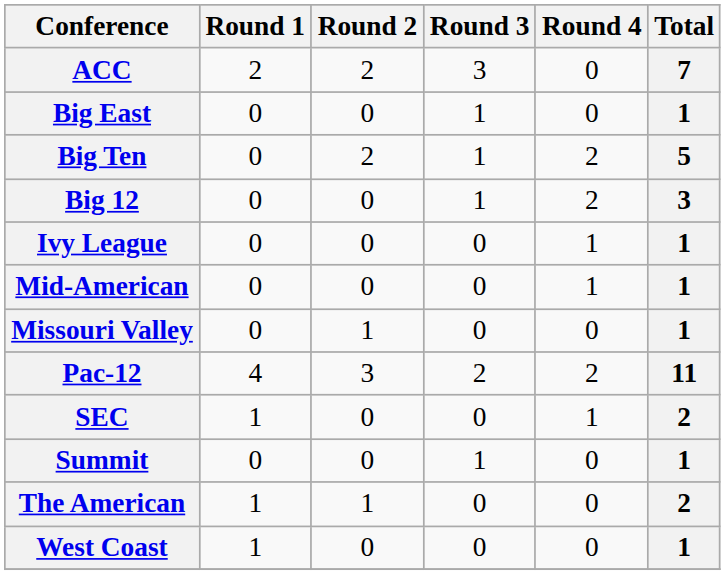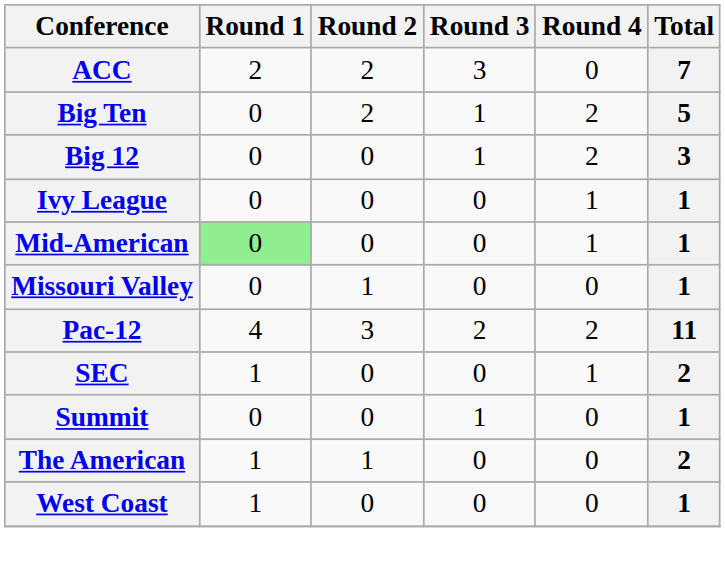- row: (102, 112)
(255, 286) no background -> (255, 243) lightgreen background
